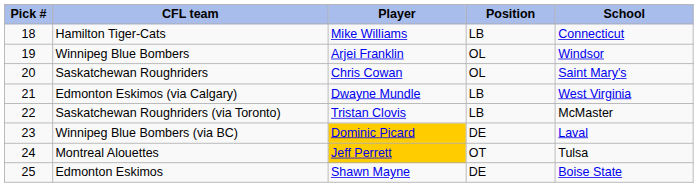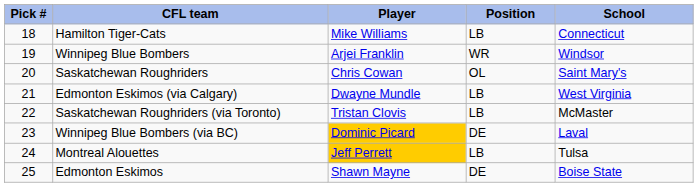(477, 53) OL -> (479, 53) WR
(477, 152) OT -> (476, 152) LB
